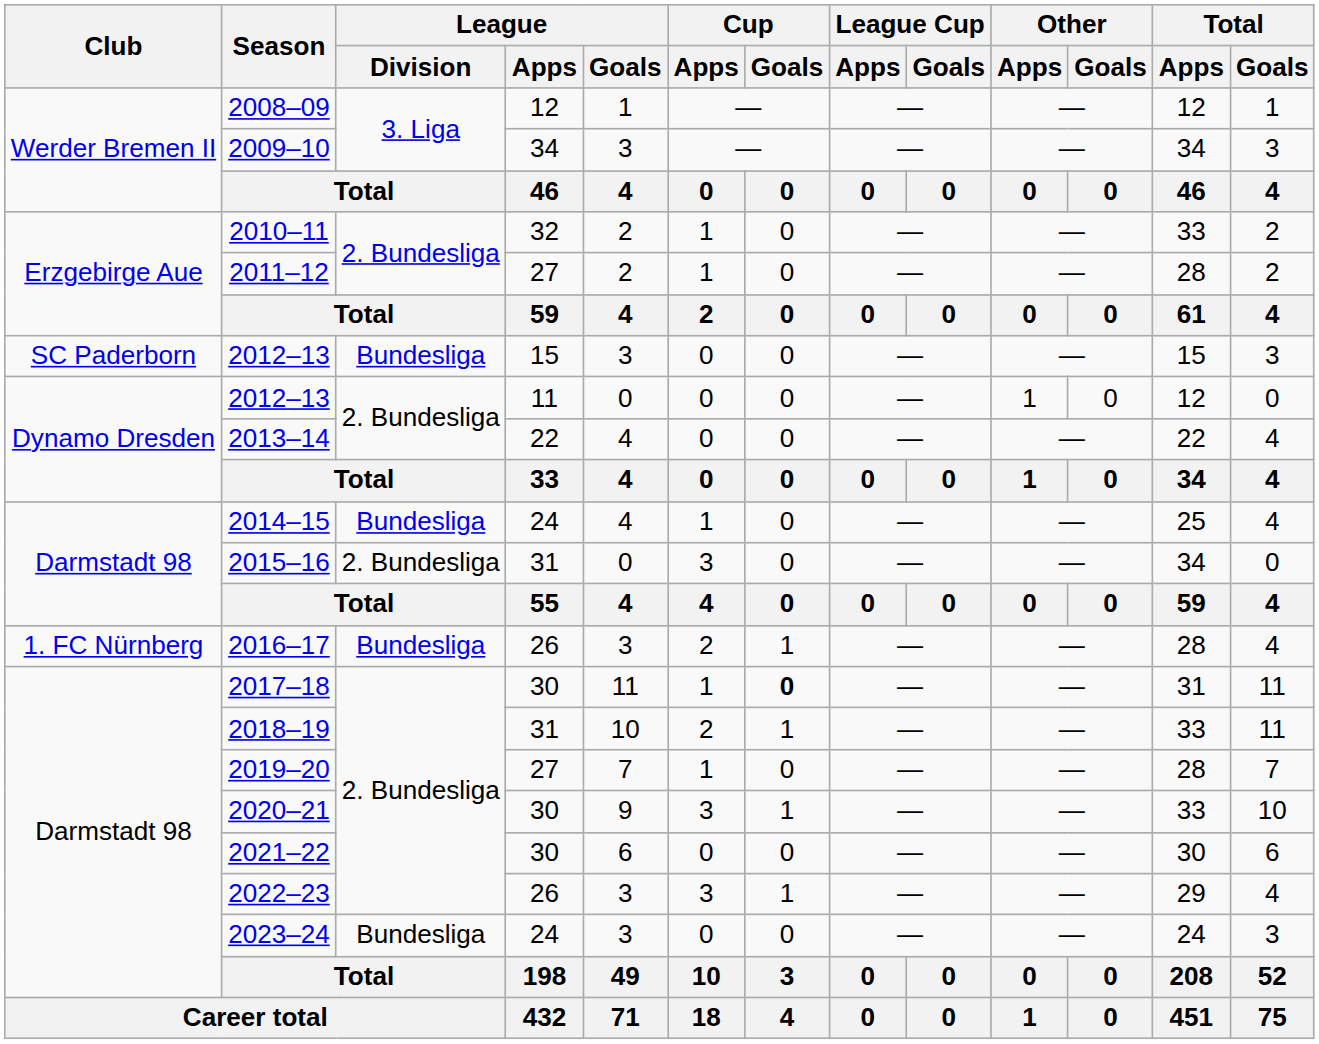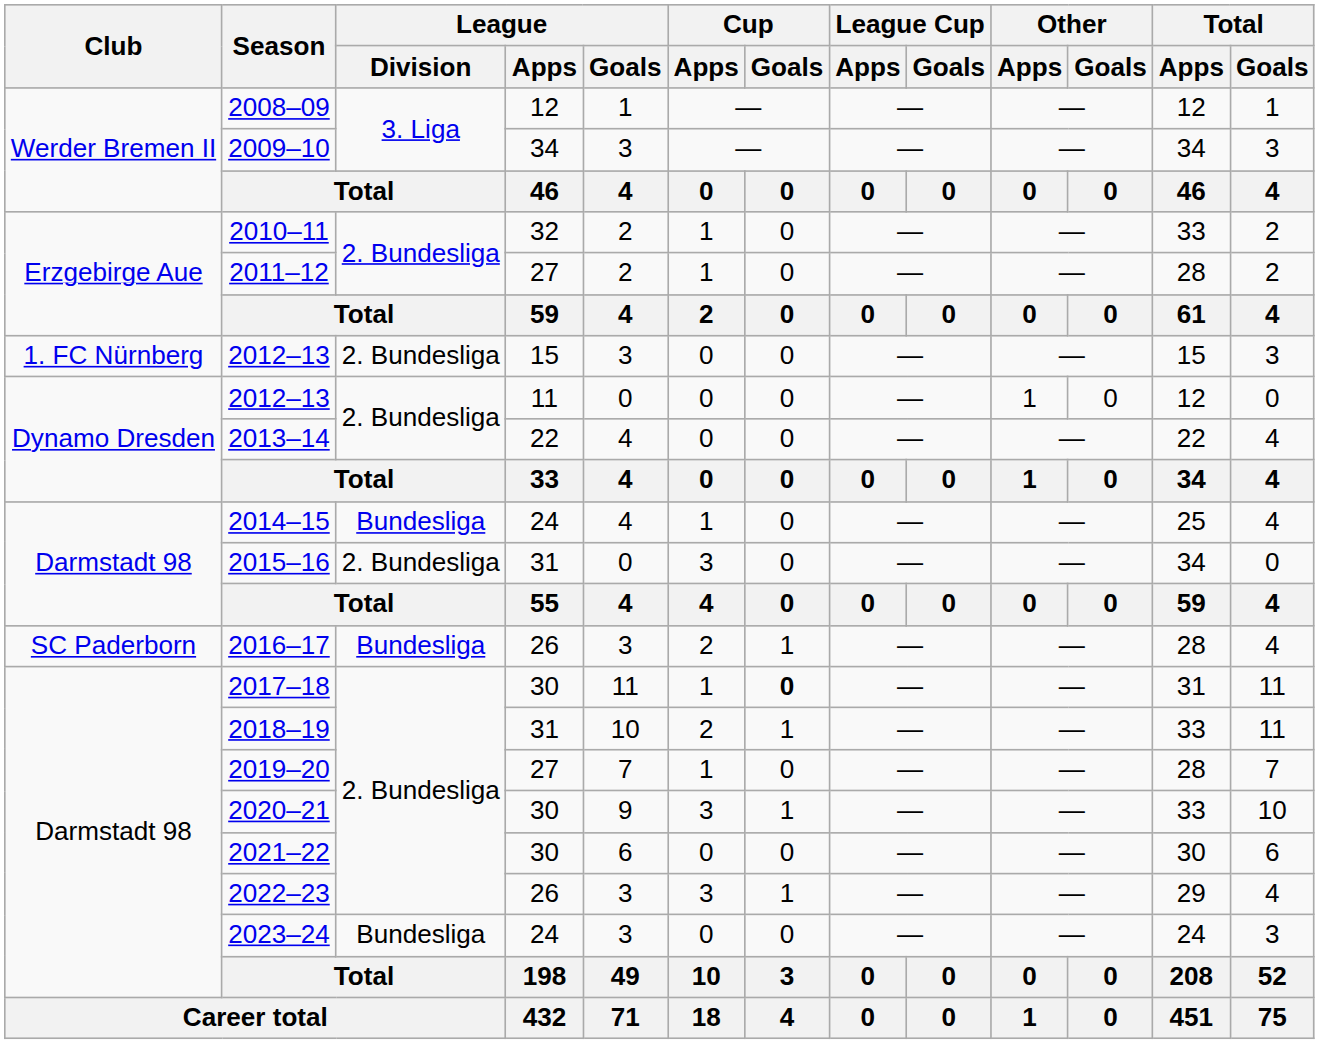(113, 356) SC Paderborn -> (113, 356) 1. FC Nürnberg
(421, 356) Bundesliga -> (421, 356) 2. Bundesliga
(113, 645) 1. FC Nürnberg -> (113, 645) SC Paderborn
